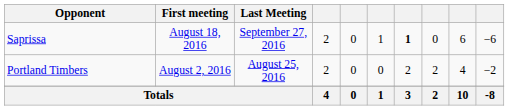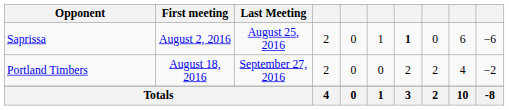(195, 38) August 18, 2016 -> (195, 38) August 2, 2016
(273, 38) September 27, 2016 -> (273, 38) August 25, 2016
(195, 70) August 2, 2016 -> (195, 70) August 18, 2016
(273, 70) August 25, 2016 -> (273, 70) September 27, 2016
